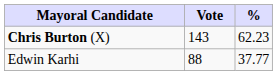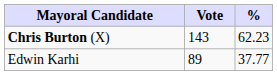(195, 59) 88 -> (195, 59) 89
